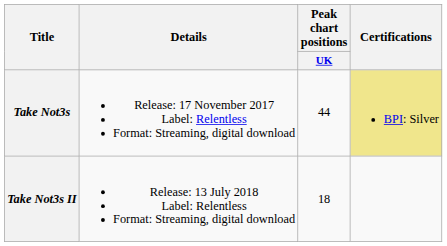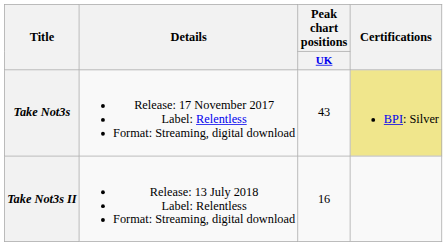(324, 112) 44 -> (324, 112) 43
(324, 198) 18 -> (324, 198) 16
